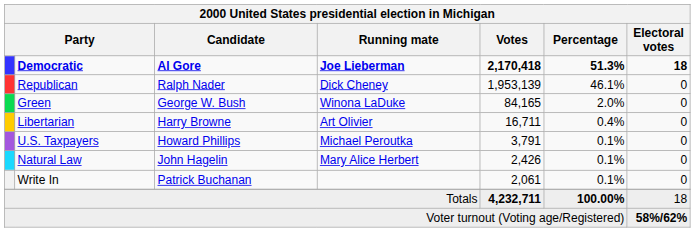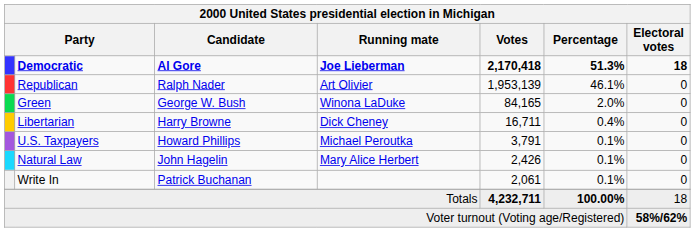(354, 85) Dick Cheney -> (346, 85) Art Olivier
(346, 123) Art Olivier -> (354, 123) Dick Cheney
